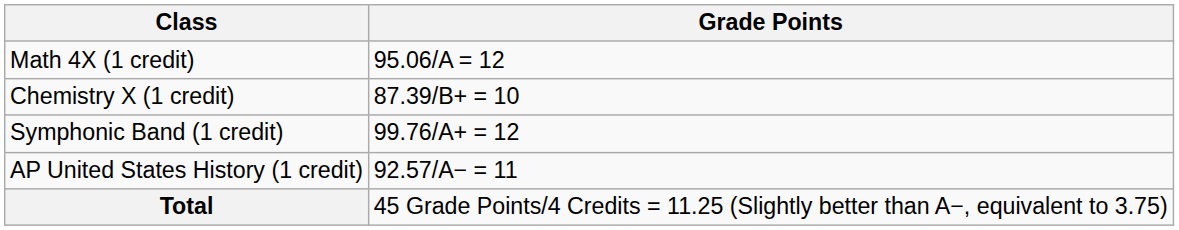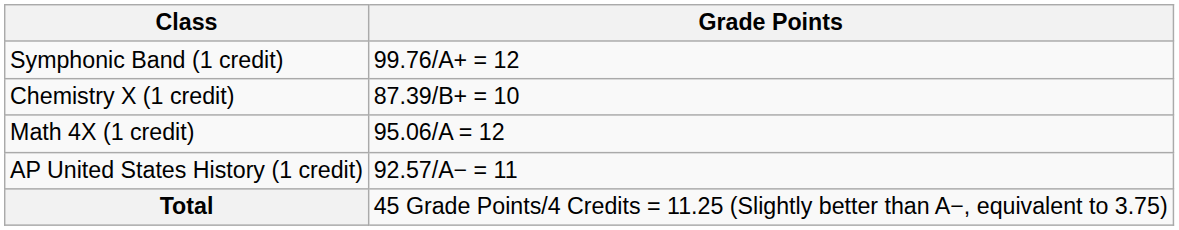rows swapped: (102, 59) <-> (147, 133)
